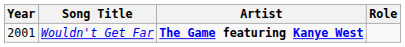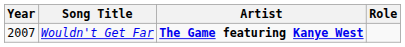(21, 33) 2001 -> (21, 33) 2007
